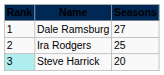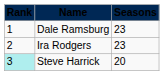(120, 29) 27 -> (120, 29) 23
(120, 45) 25 -> (120, 45) 23
